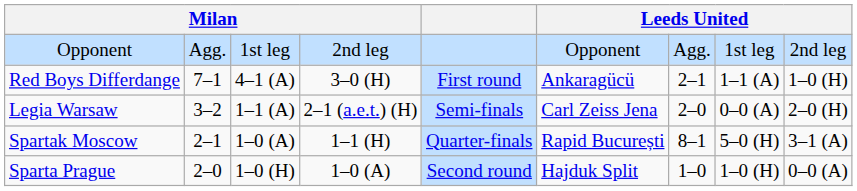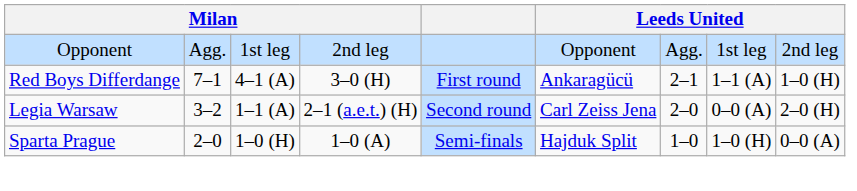(479, 110) Semi-finals -> (479, 110) Second round
- row: (73, 140)
(479, 170) Second round -> (479, 140) Semi-finals
